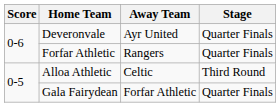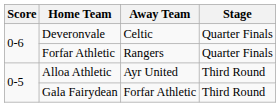(151, 33) Ayr United -> (138, 33) Celtic
(138, 72) Celtic -> (151, 72) Ayr United
(237, 92) Quarter Finals -> (234, 92) Third Round
